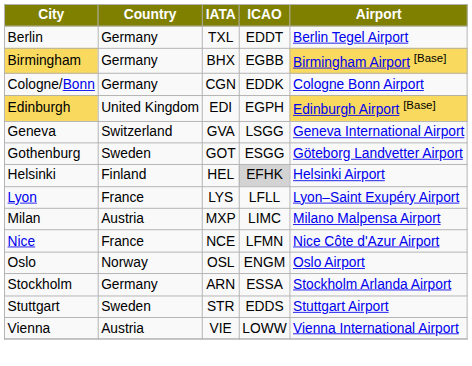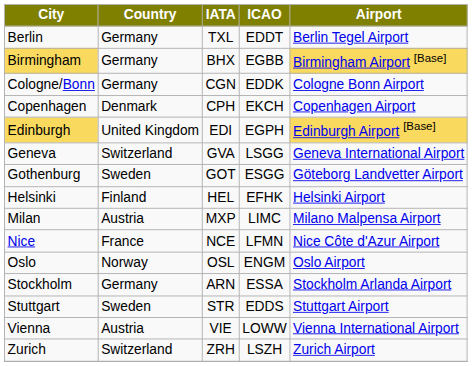+ row: (47, 106)
(265, 175) lightgrey background -> (265, 197) no background
- row: (22, 197)
+ row: (27, 350)
